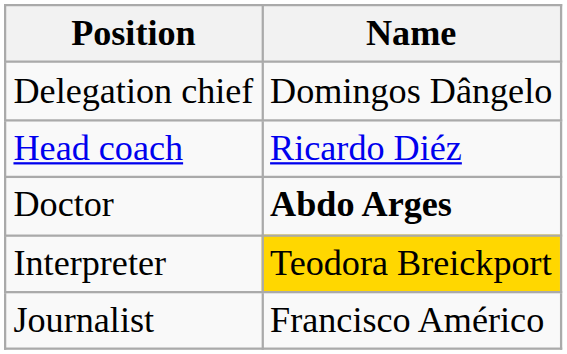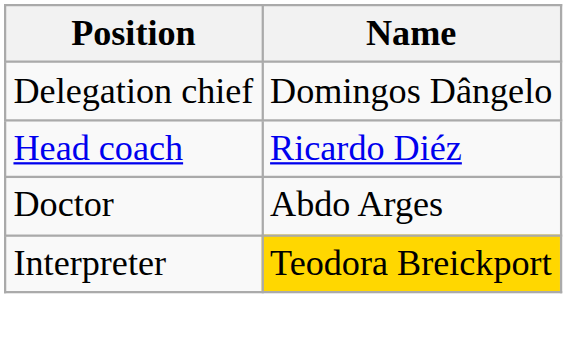(361, 205) bold -> (357, 205) normal
- row: (84, 319)
